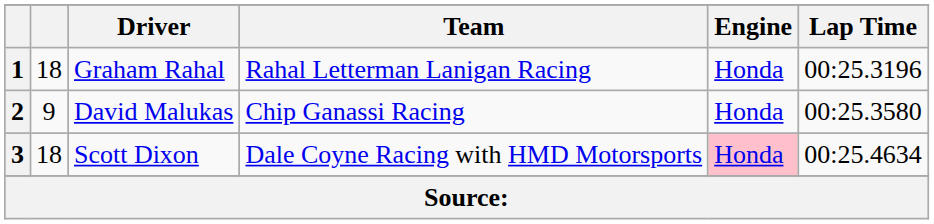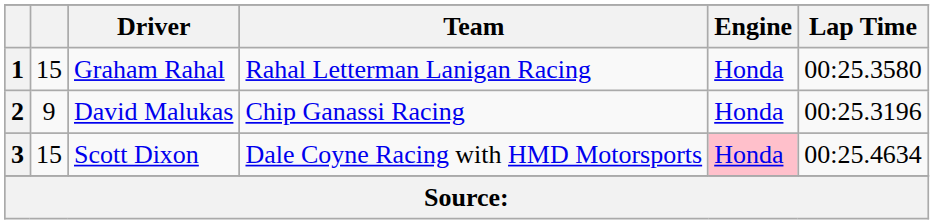(49, 68) 18 -> (49, 68) 15
(863, 68) 00:25.3196 -> (863, 68) 00:25.3580
(863, 111) 00:25.3580 -> (863, 111) 00:25.3196
(49, 154) 18 -> (49, 154) 15
